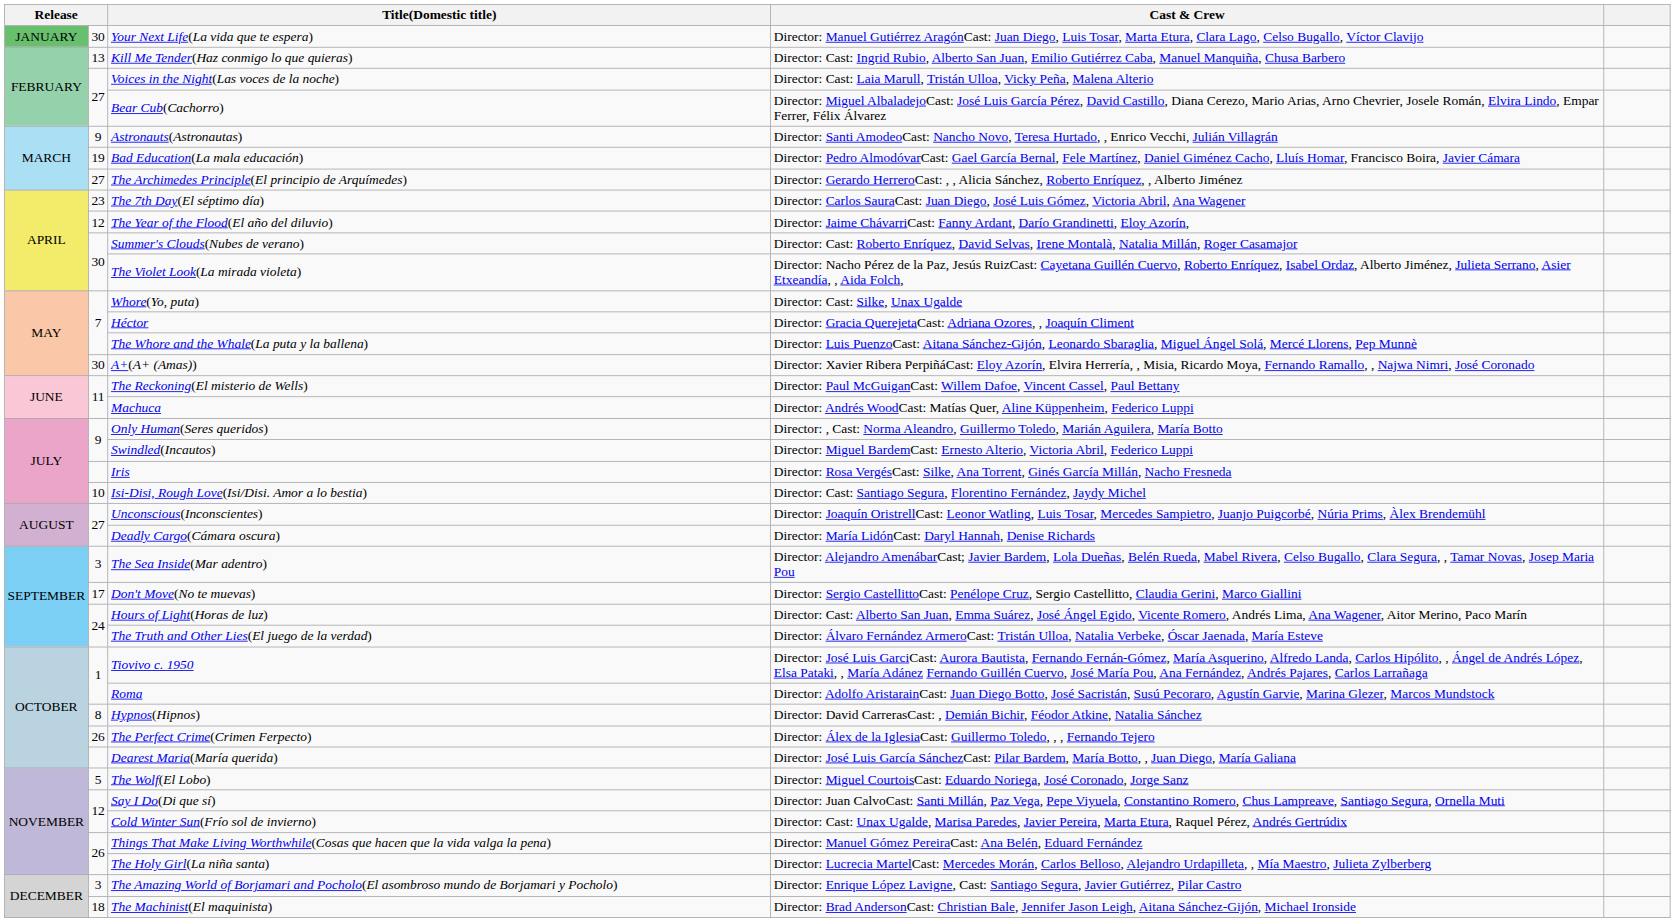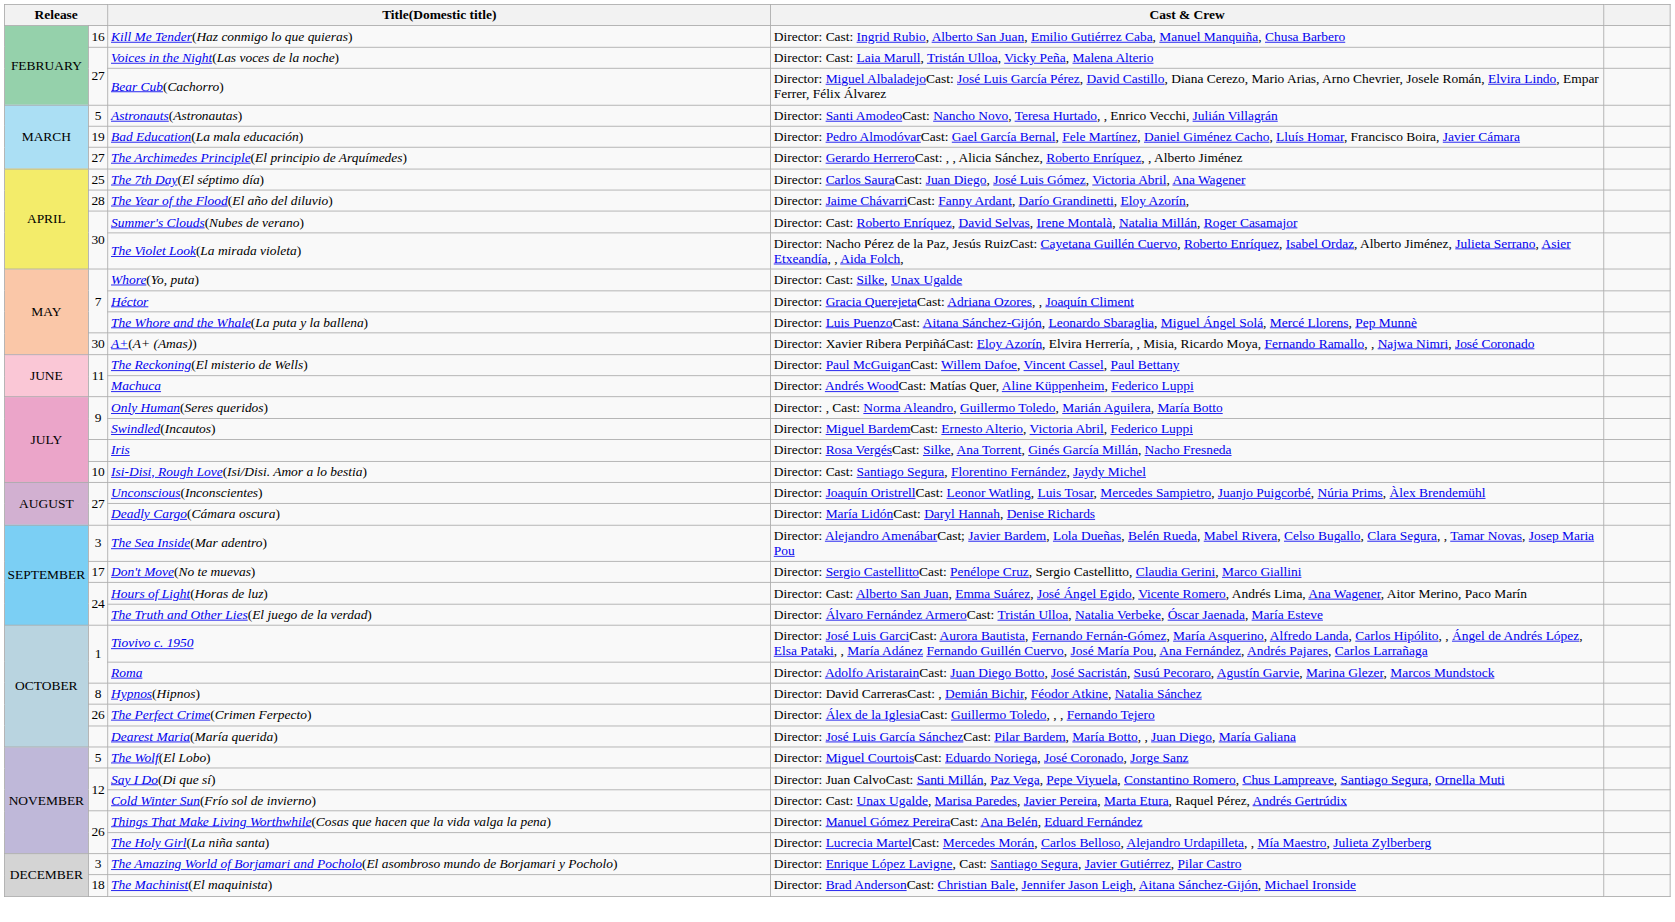- row: (212, 36)
(98, 57) 13 -> (98, 36) 16
(98, 136) 9 -> (98, 115) 5
(98, 200) 23 -> (98, 179) 25
(98, 222) 12 -> (98, 200) 28
